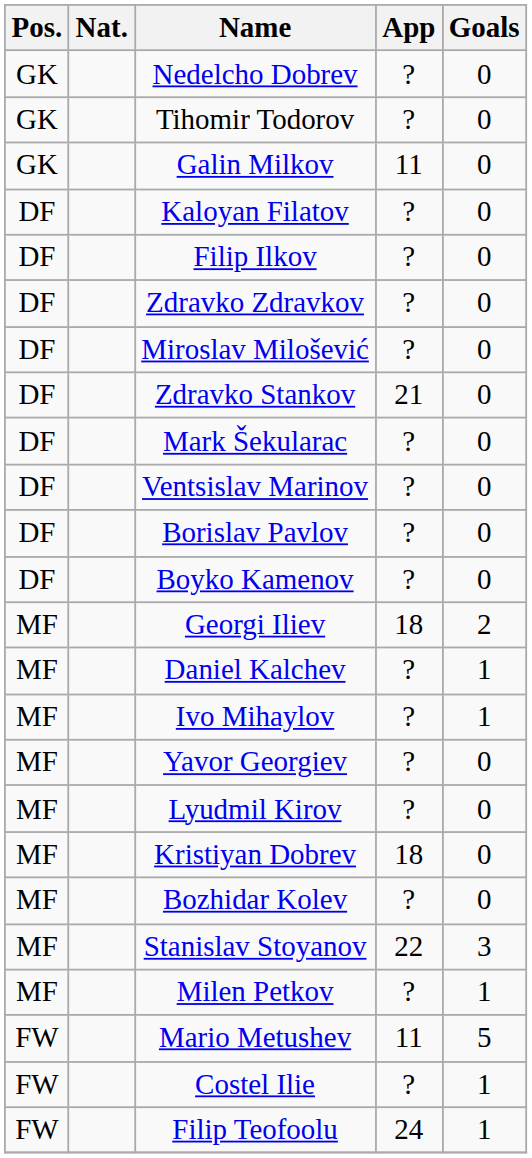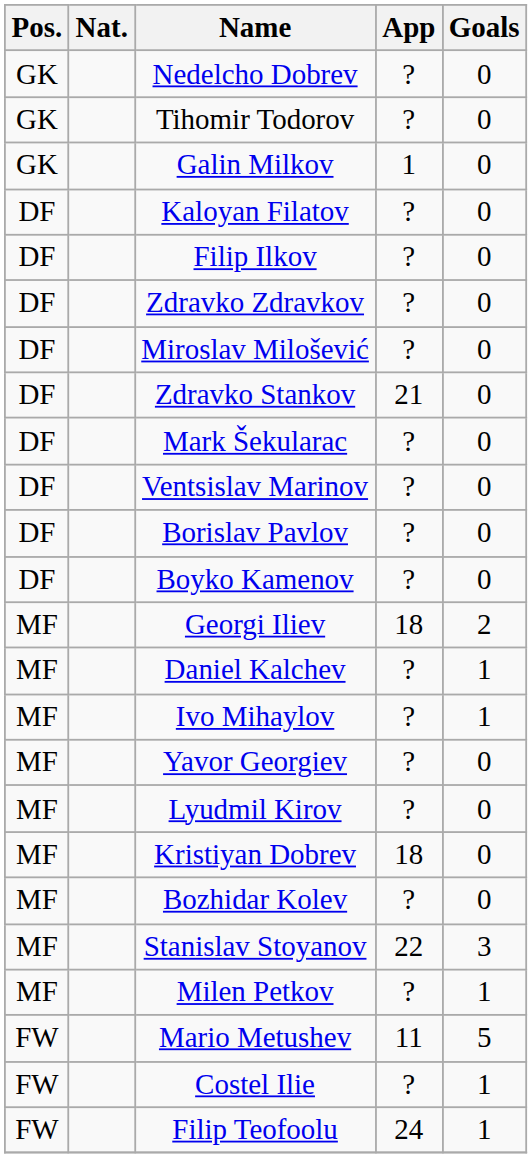(409, 165) 11 -> (409, 165) 1
